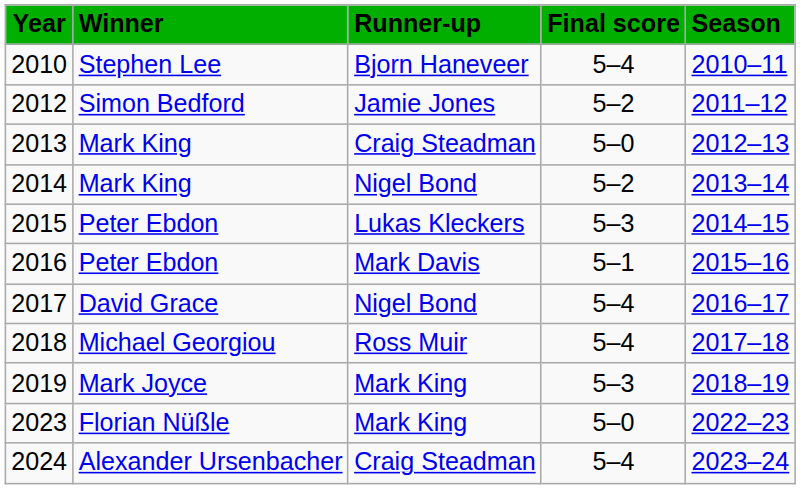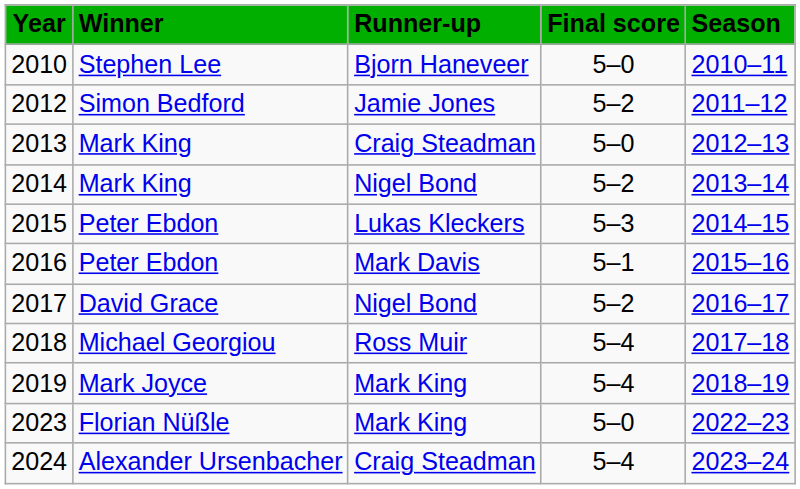(614, 64) 5–4 -> (614, 64) 5–0
(614, 303) 5–4 -> (614, 303) 5–2
(614, 382) 5–3 -> (614, 382) 5–4
